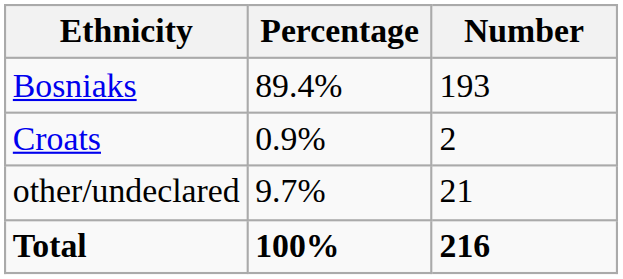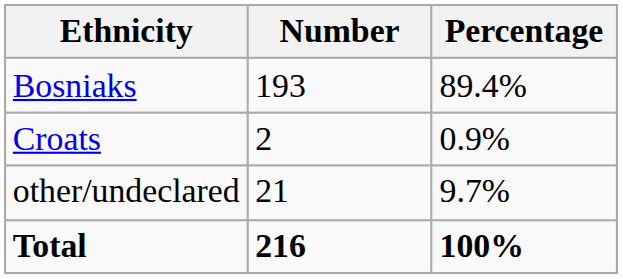columns swapped: (524, 31) <-> (340, 31)
